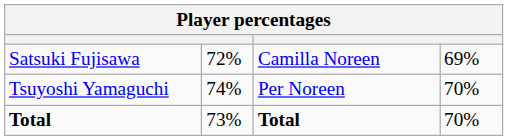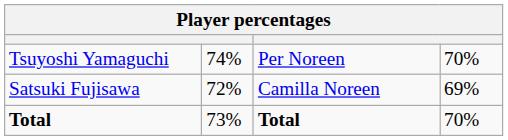rows swapped: (74, 59) <-> (89, 89)
